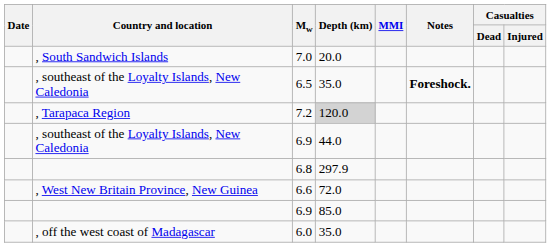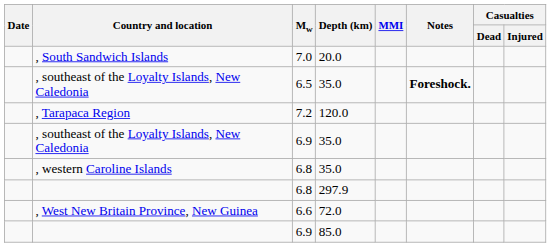(333, 112) lightgrey background -> (333, 112) no background
(330, 141) 44.0 -> (330, 141) 35.0
+ row: (104, 169)
- row: (125, 231)
